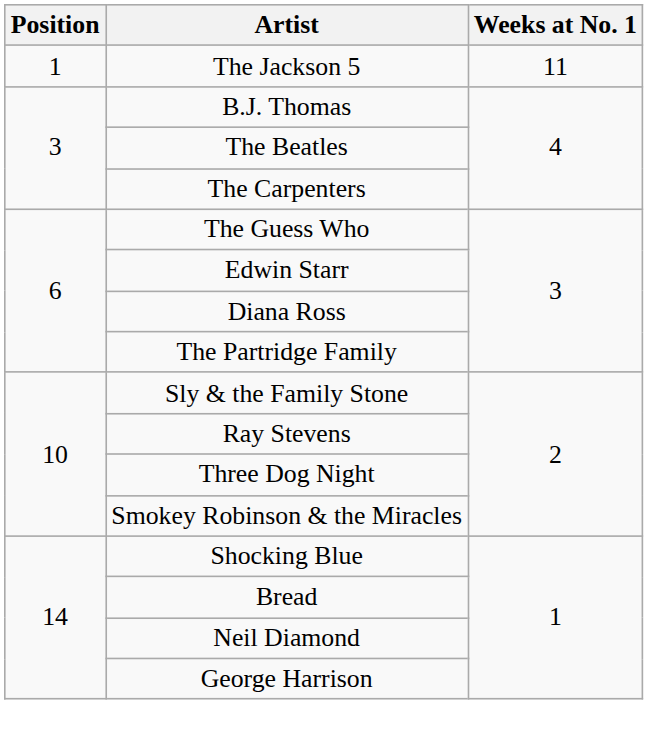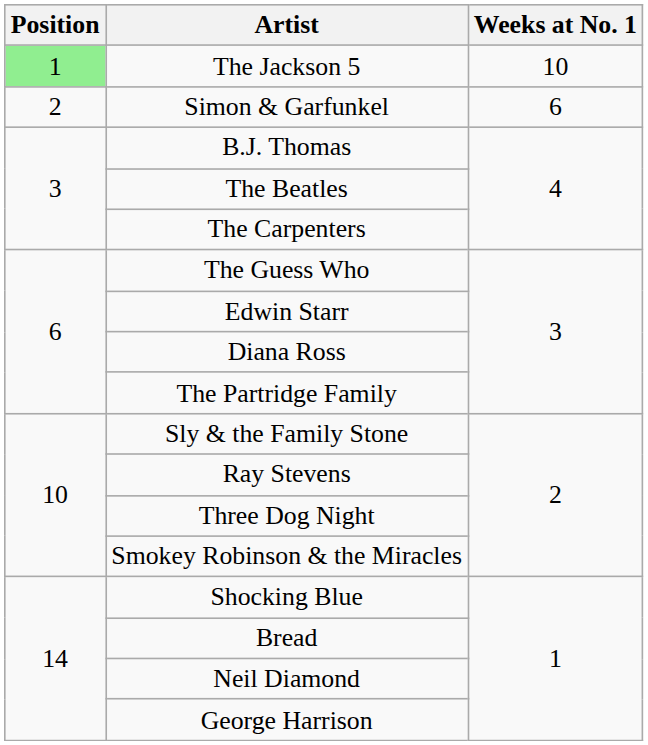(55, 65) no background -> (55, 65) lightgreen background
(555, 65) 11 -> (555, 65) 10
+ row: (287, 106)
